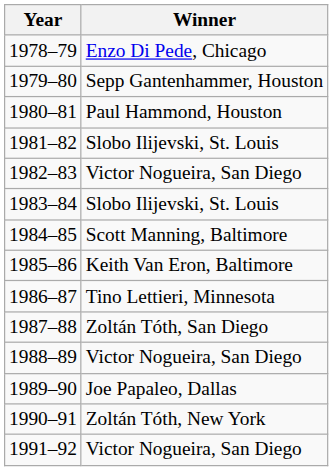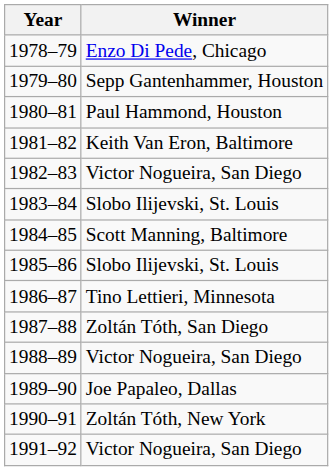(182, 142) Slobo Ilijevski, St. Louis -> (189, 142) Keith Van Eron, Baltimore
(189, 265) Keith Van Eron, Baltimore -> (182, 265) Slobo Ilijevski, St. Louis
